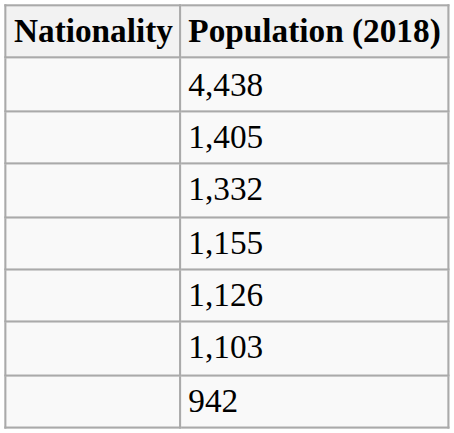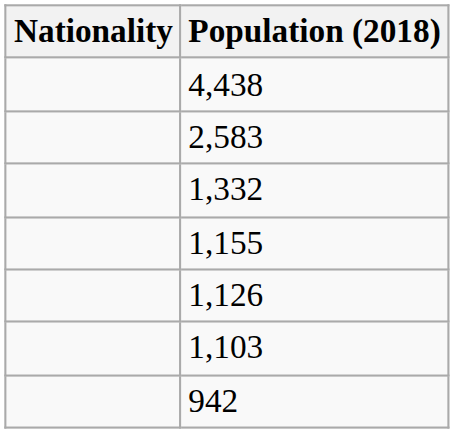+ row: (226, 136)
- row: (226, 136)
